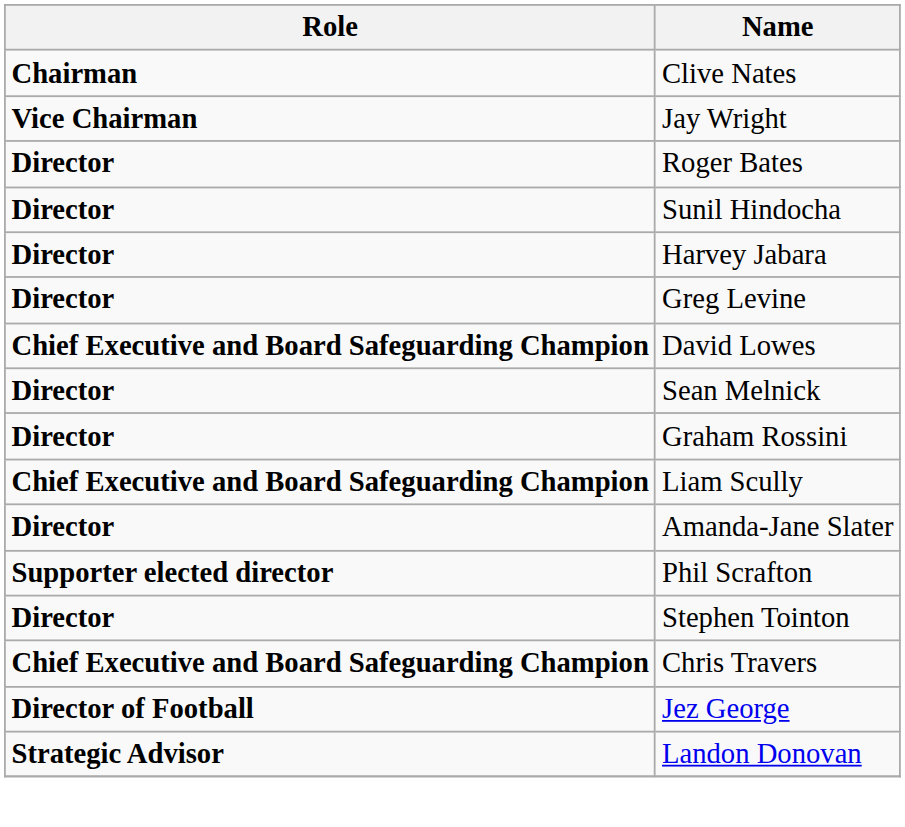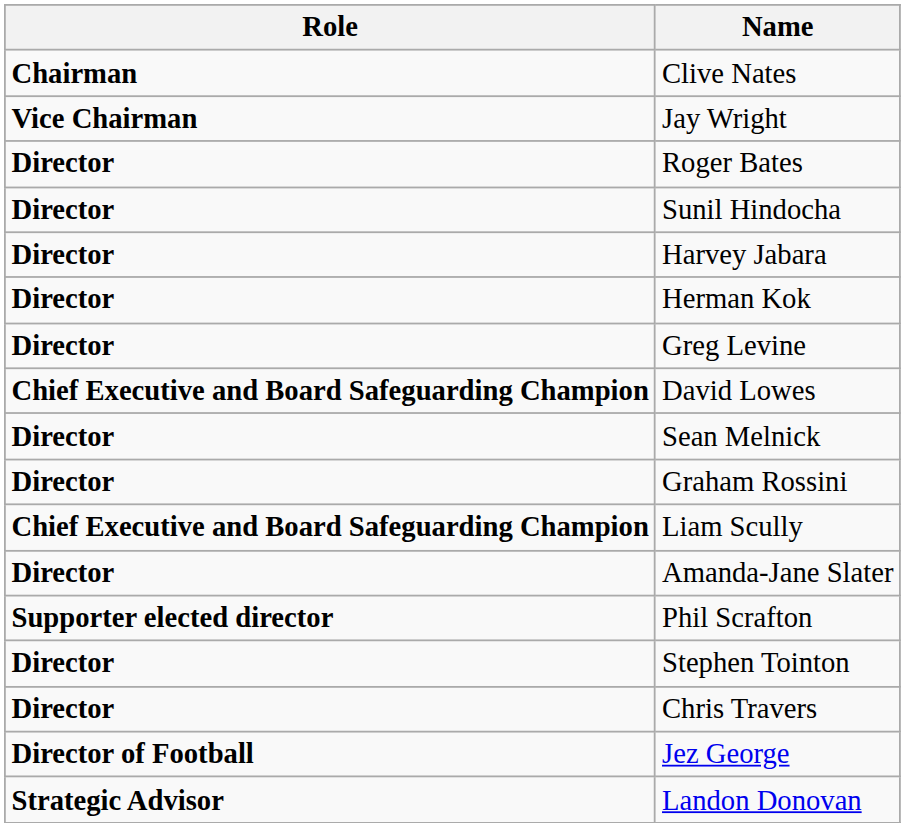+ row: (736, 299)
(330, 663) Chief Executive and Board Safeguarding Champion -> (63, 708) Director
